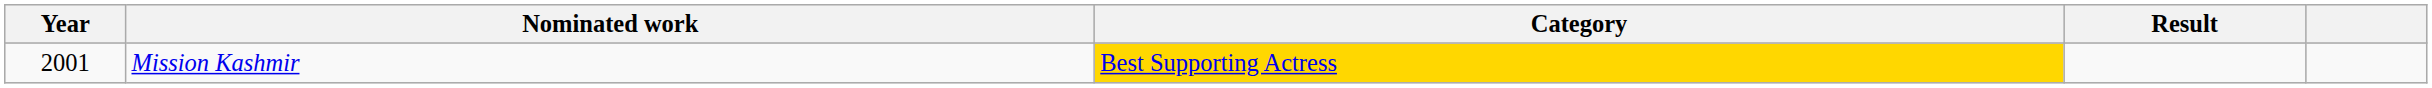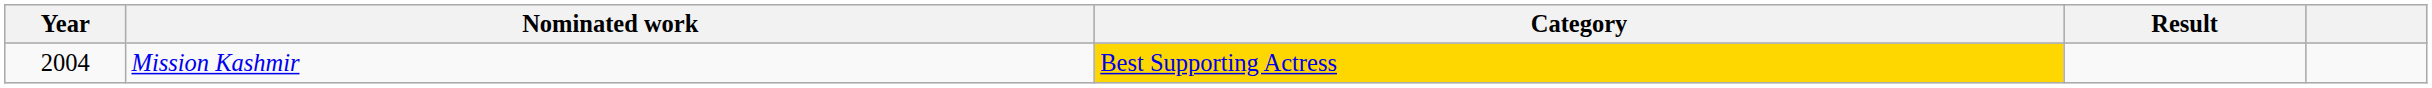(65, 62) 2001 -> (65, 62) 2004
